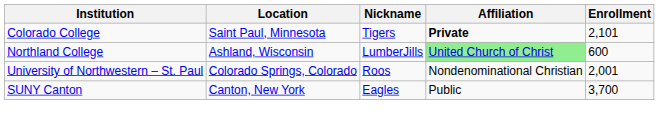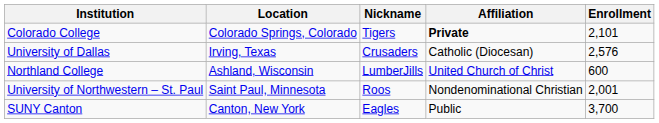(267, 33) Saint Paul, Minnesota -> (283, 33) Colorado Springs, Colorado
+ row: (58, 52)
(491, 52) lightgreen background -> (491, 71) no background
(283, 71) Colorado Springs, Colorado -> (267, 90) Saint Paul, Minnesota
